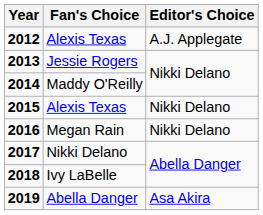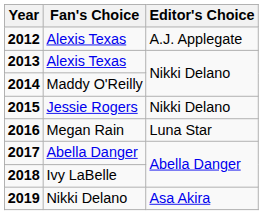(92, 61) Jessie Rogers -> (86, 61) Alexis Texas
(86, 107) Alexis Texas -> (92, 107) Jessie Rogers
(190, 130) Nikki Delano -> (181, 130) Luna Star
(87, 152) Nikki Delano -> (92, 152) Abella Danger
(92, 198) Abella Danger -> (87, 198) Nikki Delano
